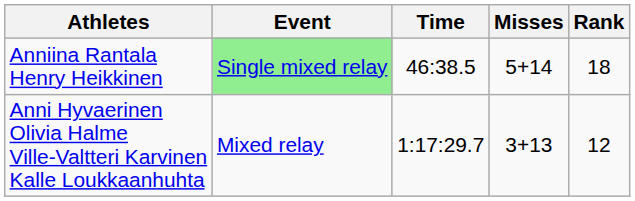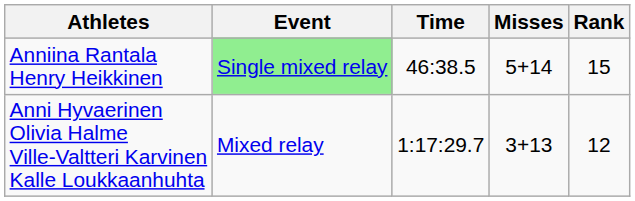(599, 66) 18 -> (599, 66) 15
